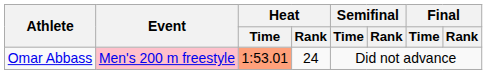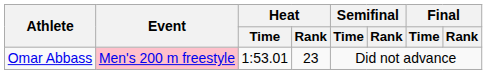(265, 59) lightsalmon background -> (265, 59) no background
(311, 59) 24 -> (311, 59) 23
